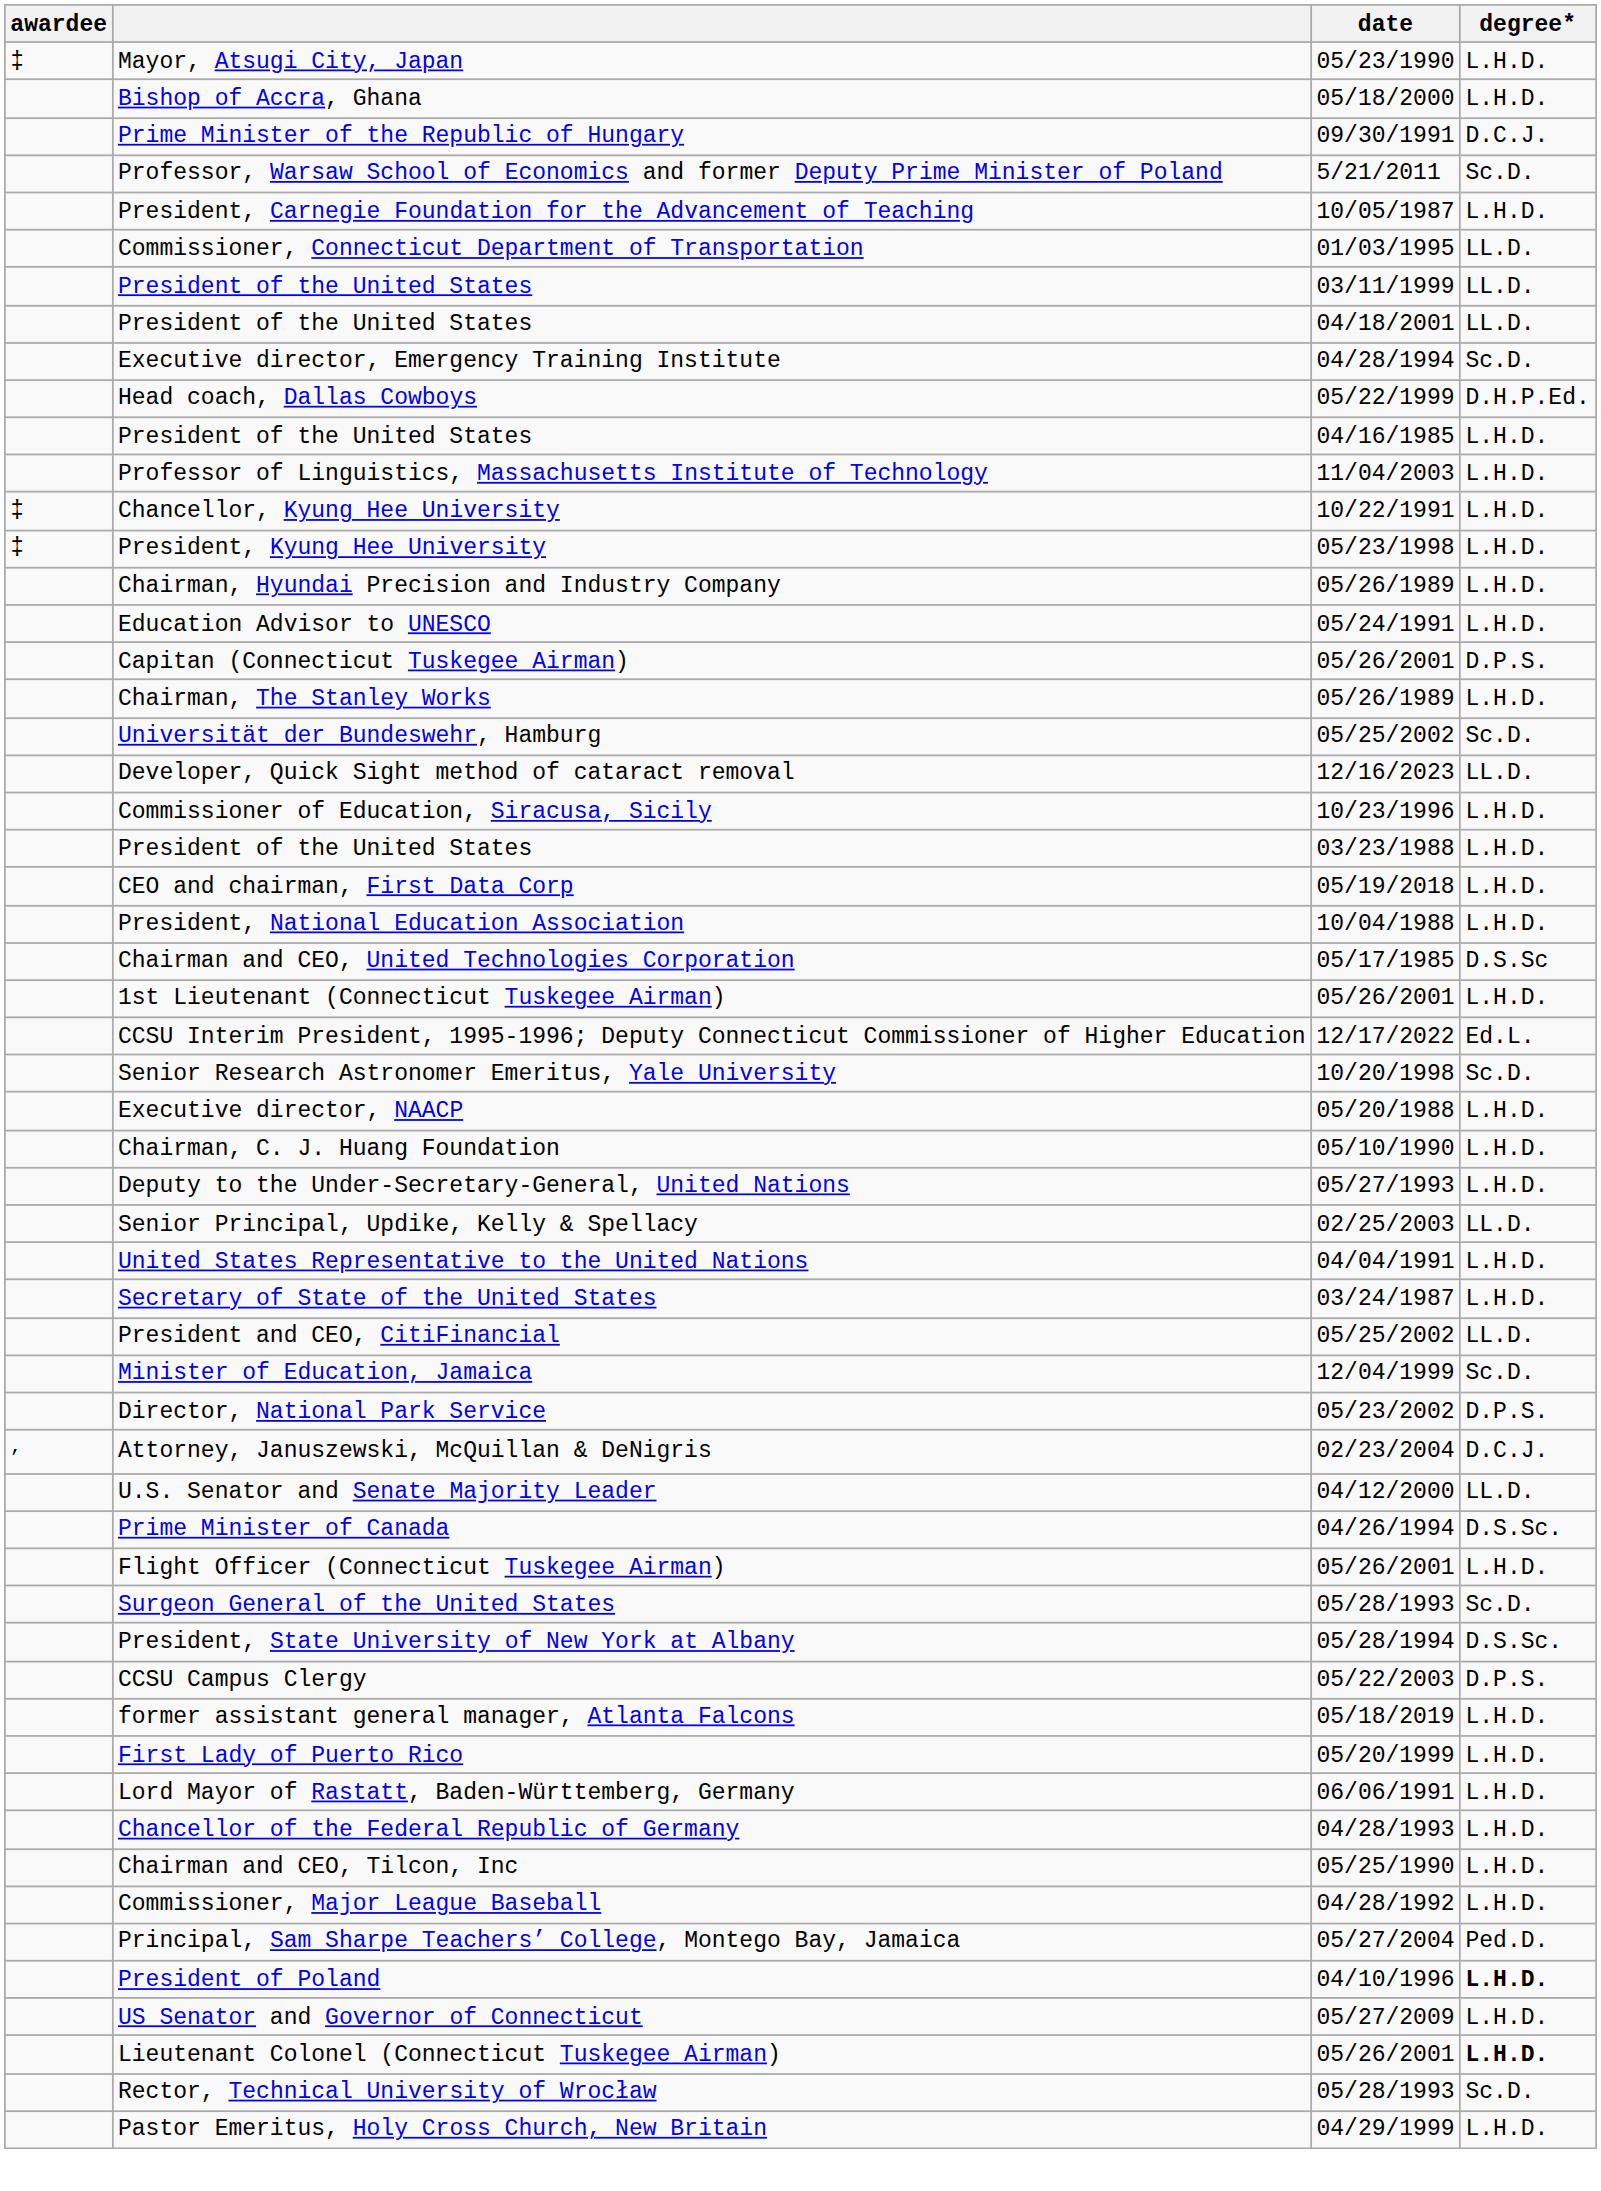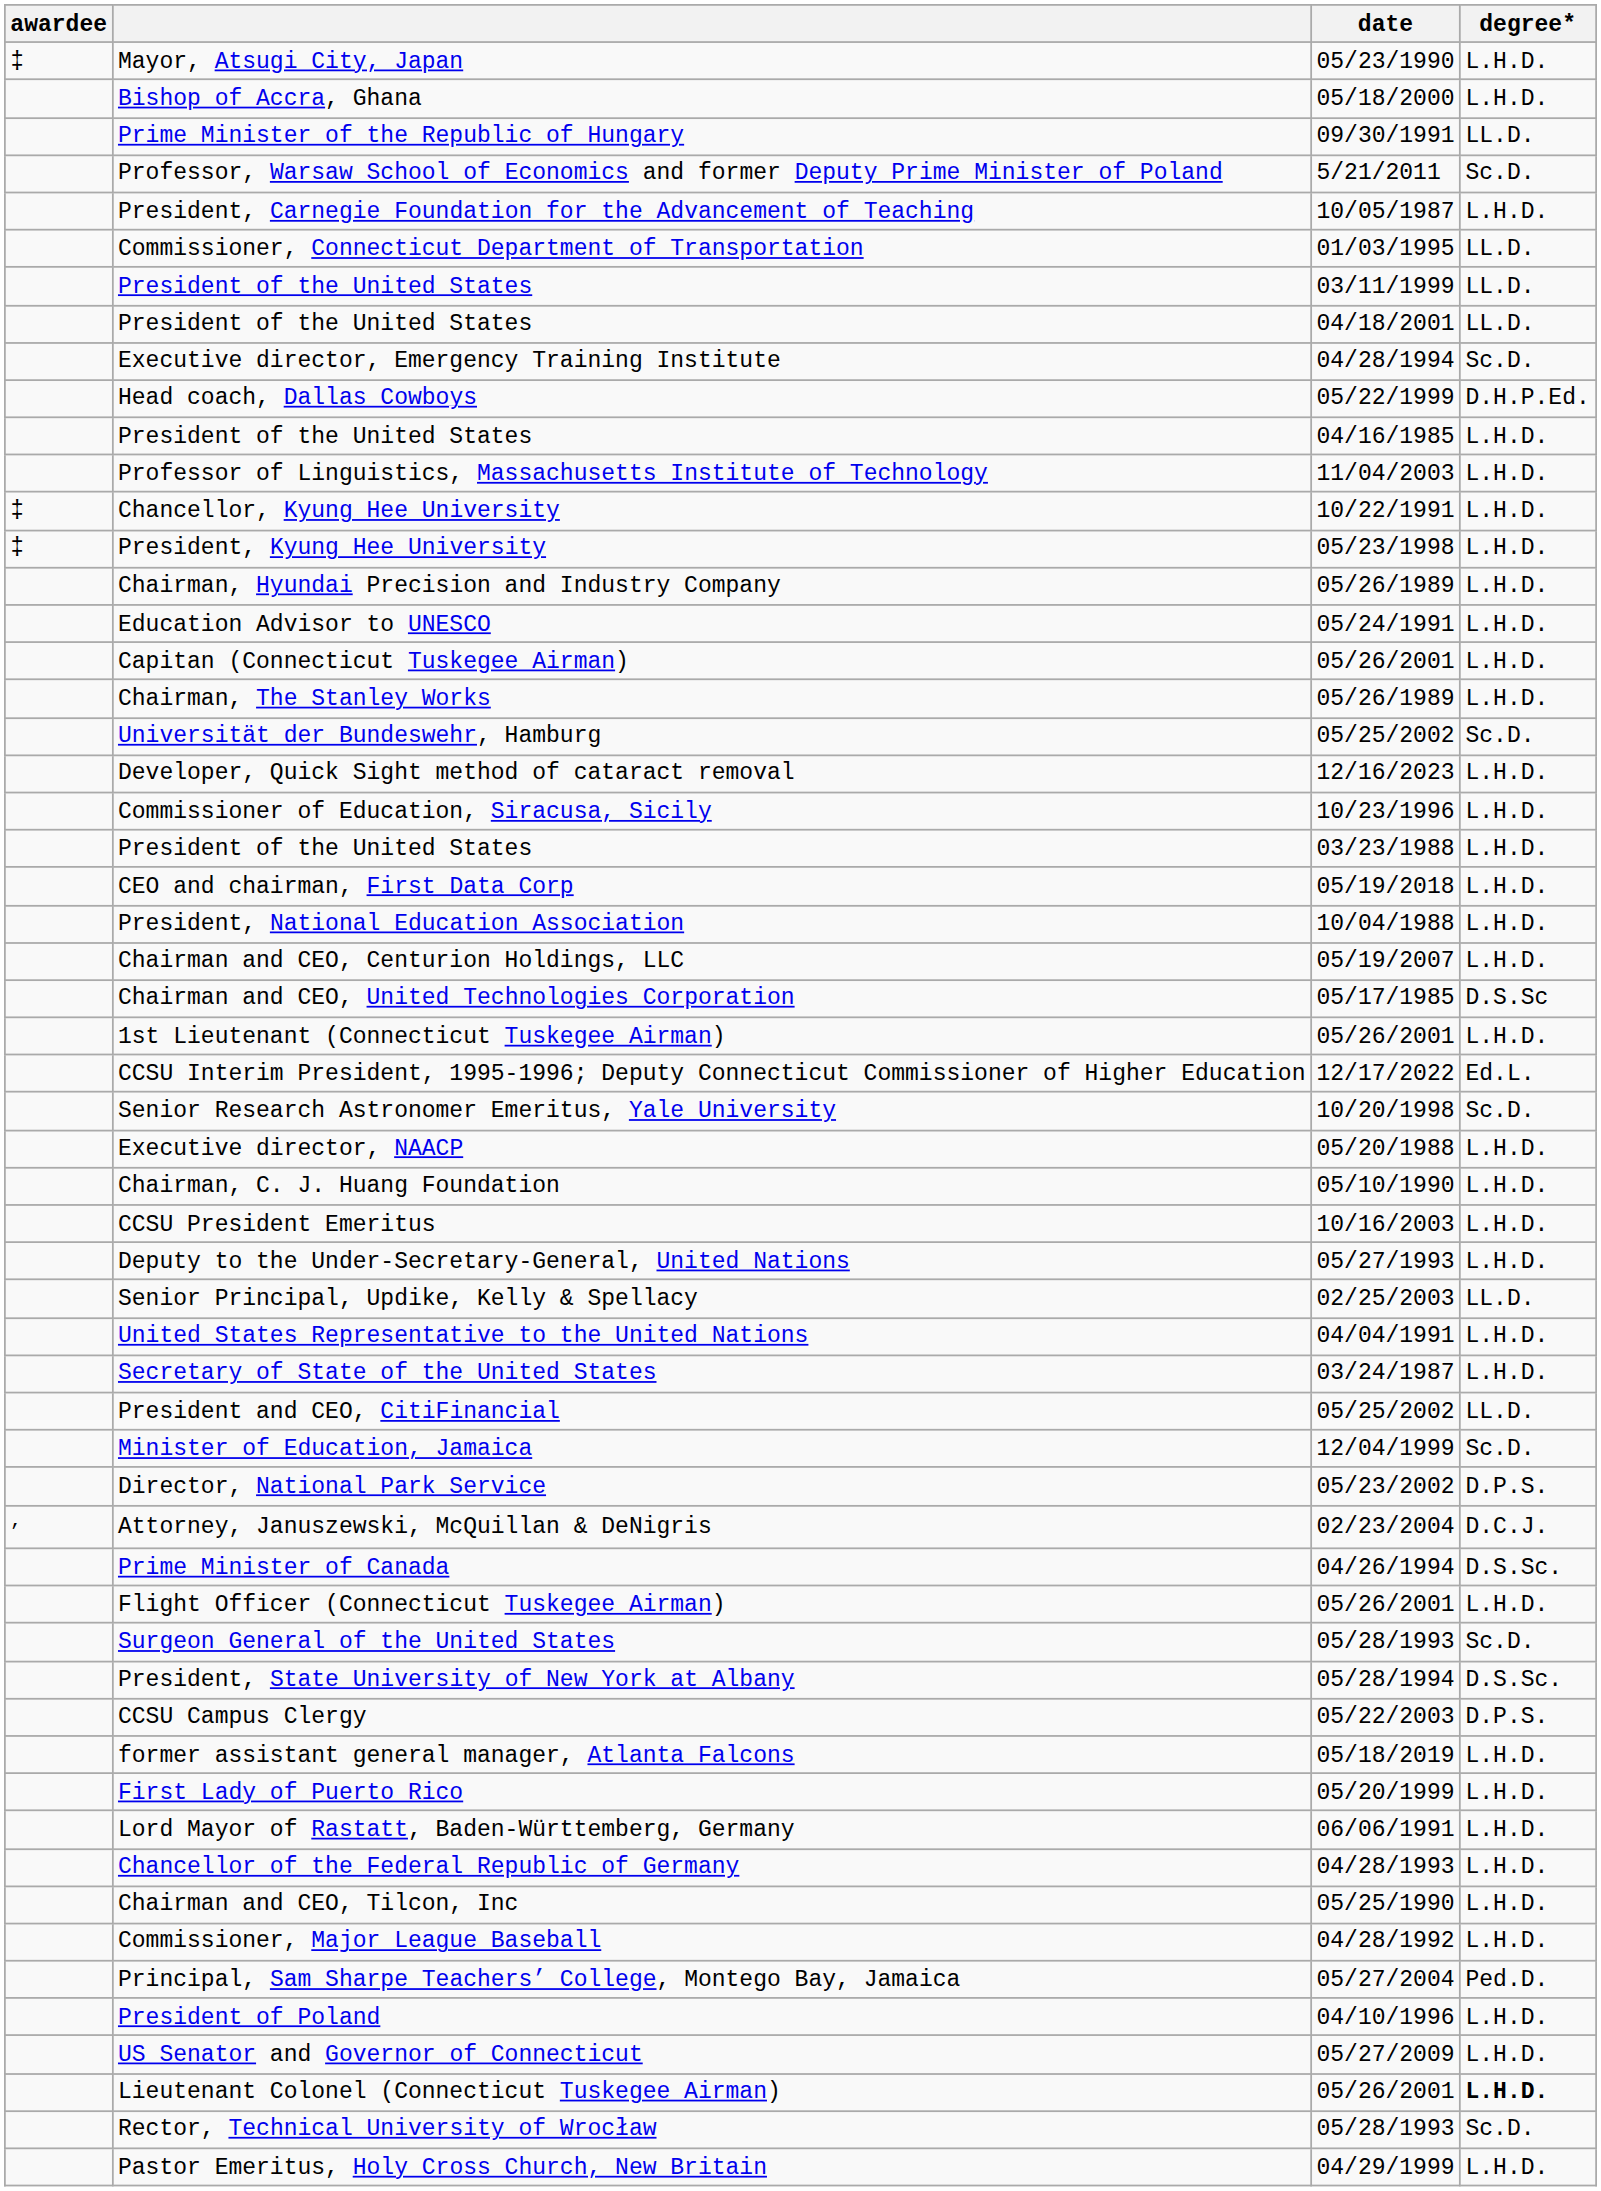(1507, 136) D.C.J. -> (1500, 136) LL.D.
(1507, 661) D.P.S. -> (1507, 661) L.H.D.
(1500, 774) LL.D. -> (1507, 774) L.H.D.
+ row: (401, 961)
+ row: (277, 1224)
- row: (387, 1492)
(1507, 1980) bold -> (1507, 2017) normal
